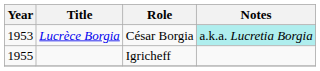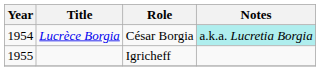(20, 35) 1953 -> (20, 35) 1954
